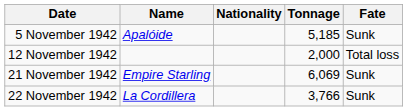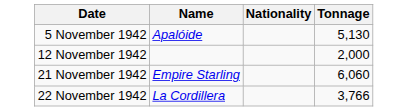- column: (372, 14)
(324, 34) 5,185 -> (354, 34) 5,130
(324, 75) 6,069 -> (354, 75) 6,060
